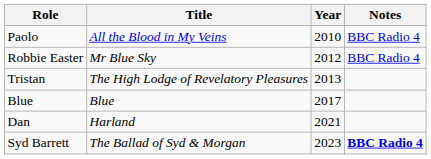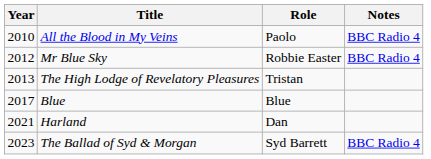columns swapped: (328, 15) <-> (45, 15)
(385, 143) bold -> (384, 143) normal
